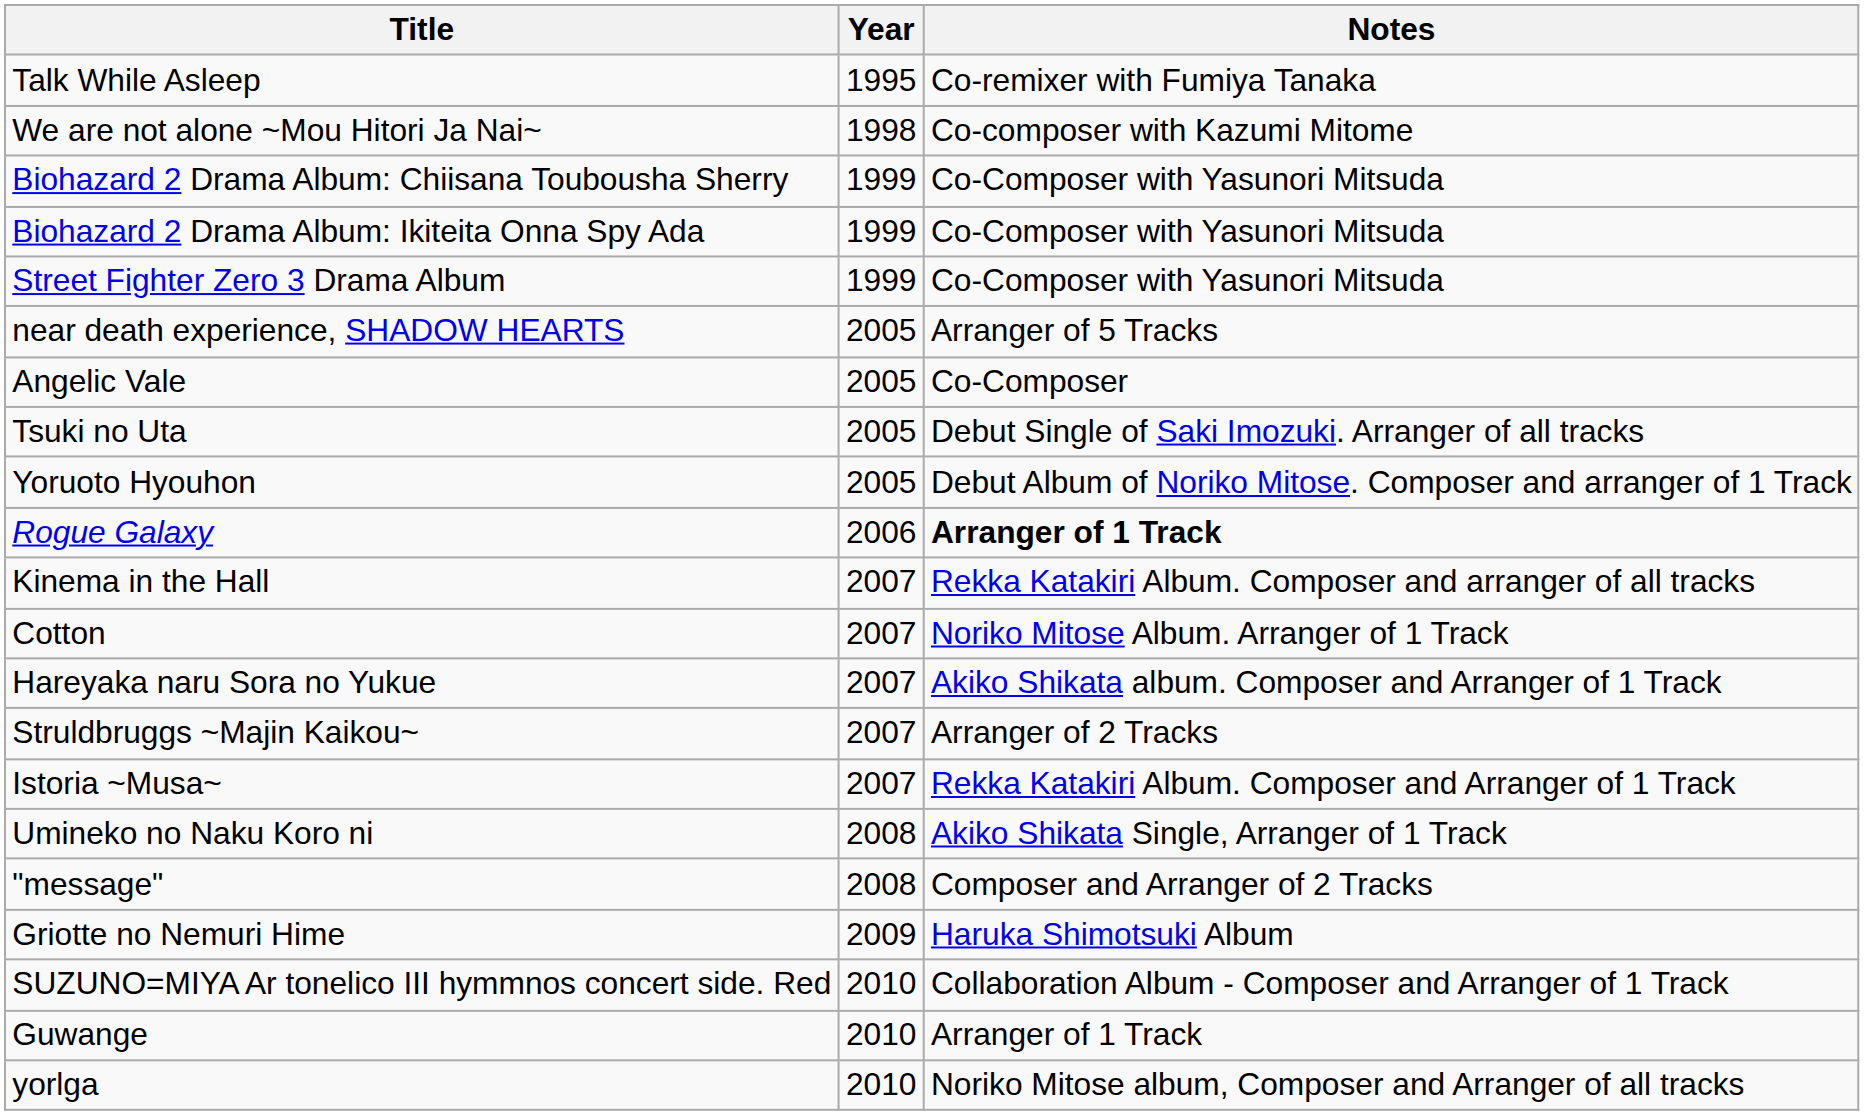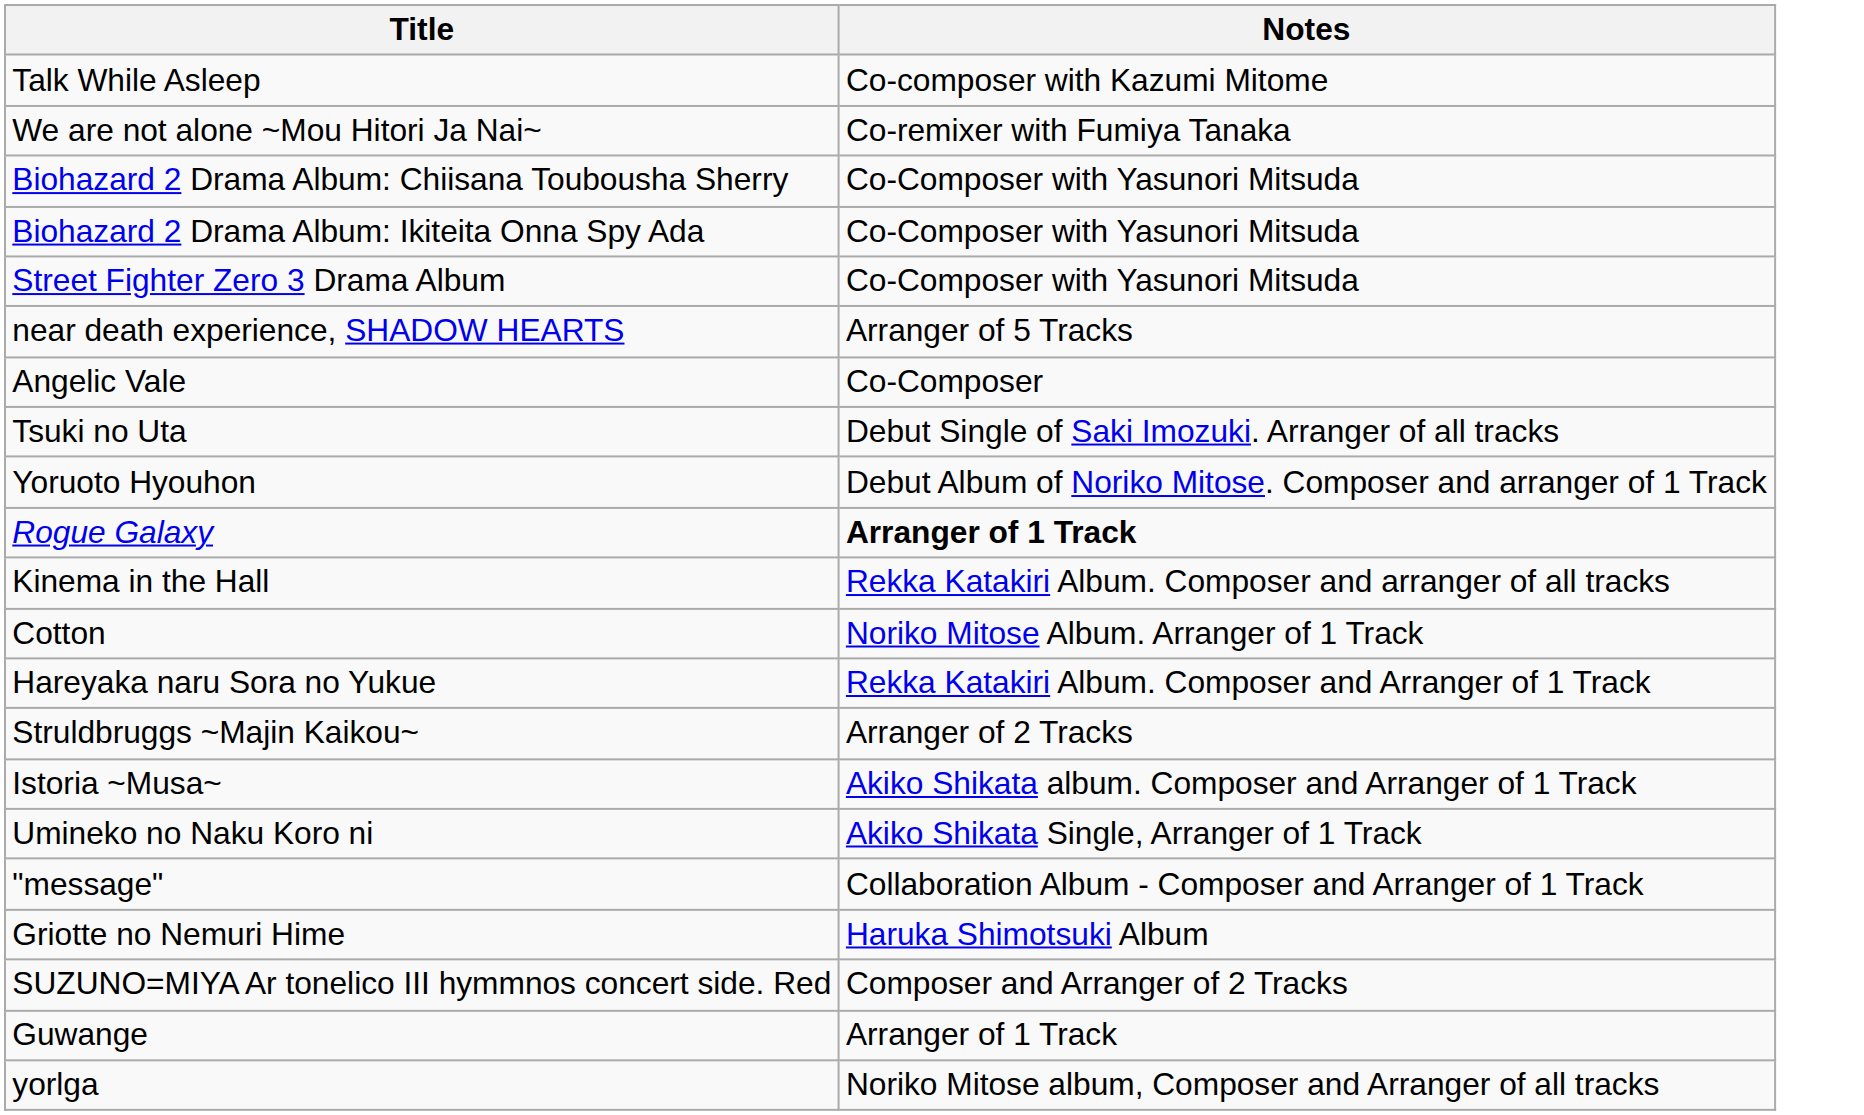- column: (881, 29)
(1153, 79) Co-remixer with Fumiya Tanaka -> (1087, 79) Co-composer with Kazumi Mitome
(1172, 130) Co-composer with Kazumi Mitome -> (1068, 130) Co-remixer with Fumiya Tanaka
(1326, 682) Akiko Shikata album. Composer and Arranger of 1 Track -> (1248, 682) Rekka Katakiri Album. Composer and Arranger of 1 Track
(1333, 783) Rekka Katakiri Album. Composer and Arranger of 1 Track -> (1241, 783) Akiko Shikata album. Composer and Arranger of 1 Track
(1182, 883) Composer and Arranger of 2 Tracks -> (1245, 883) Collaboration Album - Composer and Arranger of 1 Track
(1330, 984) Collaboration Album - Composer and Arranger of 1 Track -> (1097, 984) Composer and Arranger of 2 Tracks
